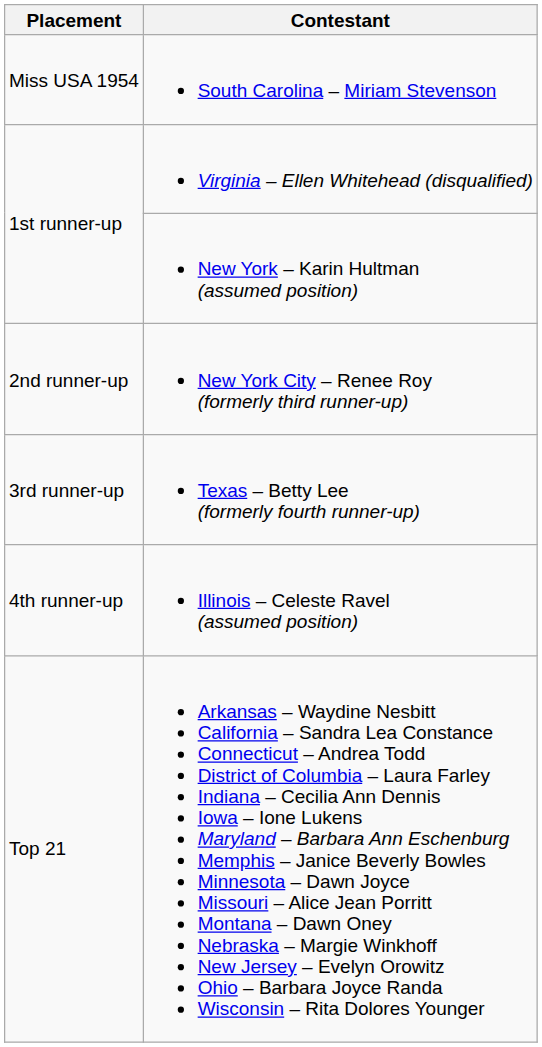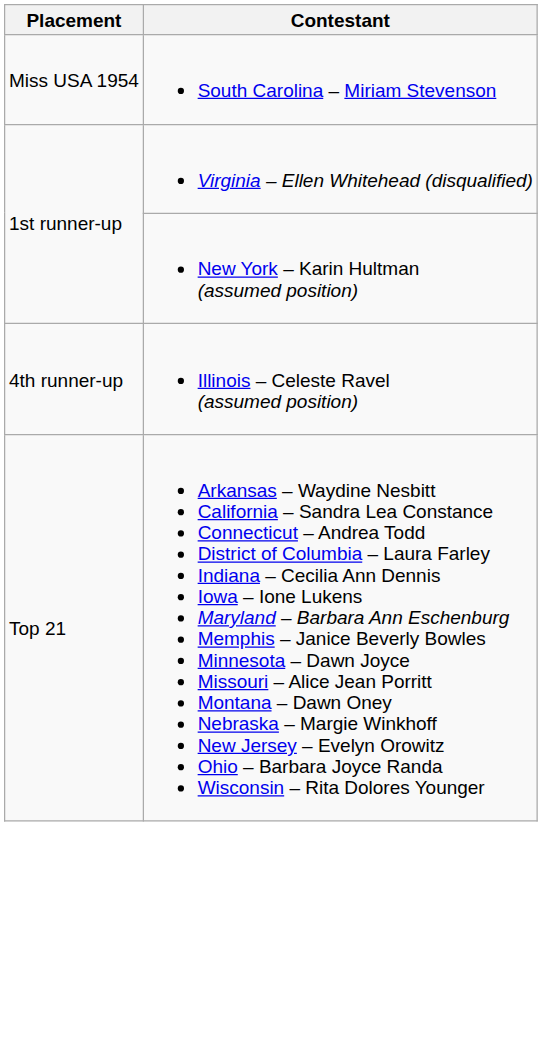- row: (340, 390)
- row: (340, 500)
